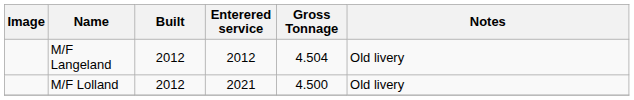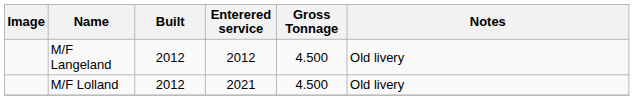(312, 57) 4.504 -> (312, 57) 4.500
